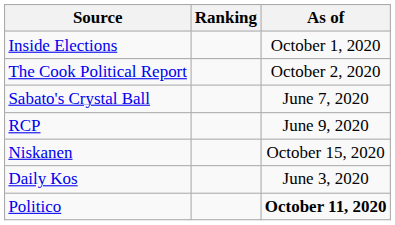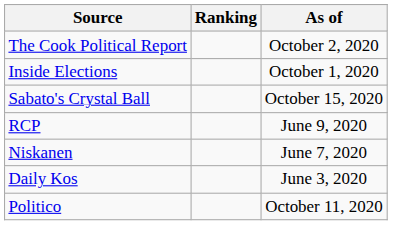rows swapped: (98, 71) <-> (63, 44)
(326, 98) June 7, 2020 -> (324, 98) October 15, 2020
(326, 152) October 15, 2020 -> (324, 152) June 7, 2020
(326, 206) bold -> (324, 206) normal
